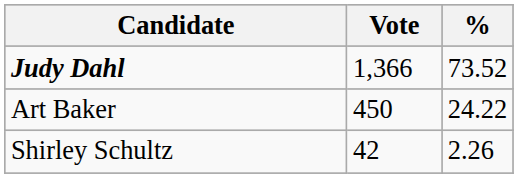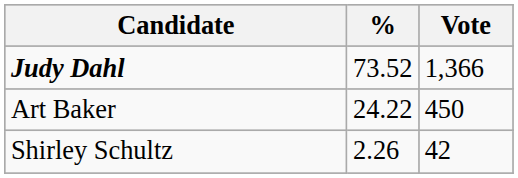columns swapped: (394, 25) <-> (477, 25)
